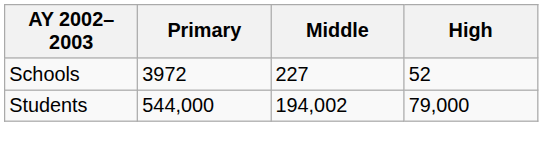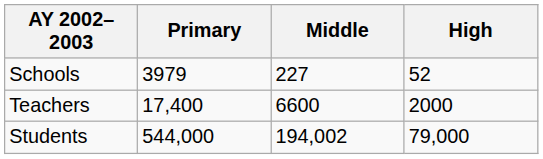(164, 74) 3972 -> (164, 74) 3979
+ row: (49, 105)
